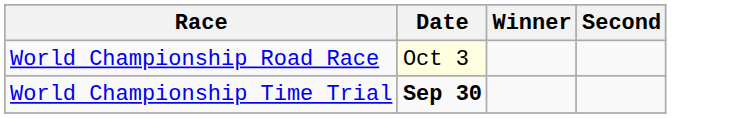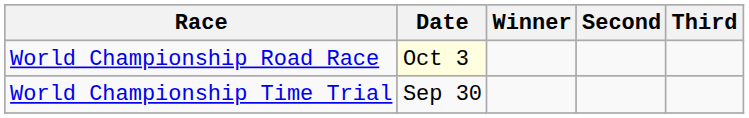+ column: (705, 23)
(442, 94) bold -> (442, 94) normal
